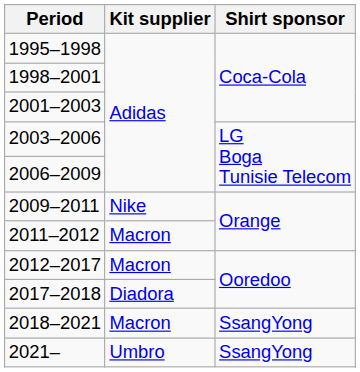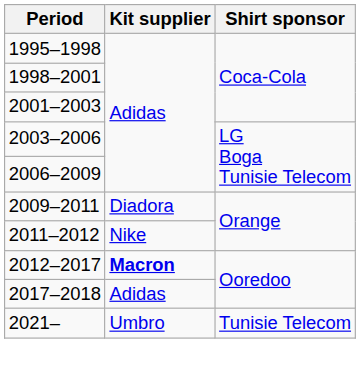(128, 206) Nike -> (142, 206) Diadora
(140, 235) Macron -> (128, 235) Nike
(140, 264) normal -> (142, 264) bold
(142, 293) Diadora -> (138, 293) Adidas
- row: (55, 323)
(266, 352) SsangYong -> (285, 323) Tunisie Telecom
